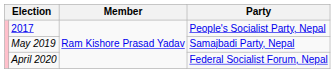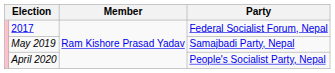(258, 28) People's Socialist Party, Nepal -> (259, 28) Federal Socialist Forum, Nepal
(259, 60) Federal Socialist Forum, Nepal -> (258, 60) People's Socialist Party, Nepal
